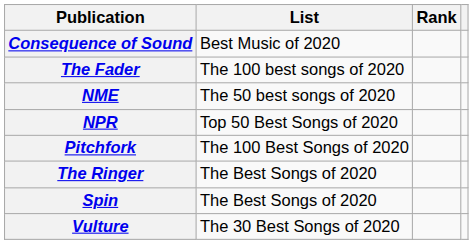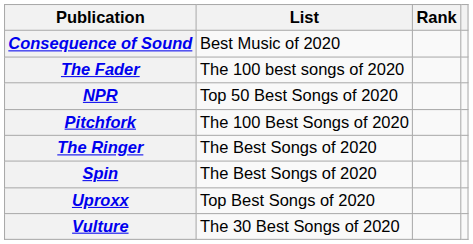- row: (100, 95)
+ row: (100, 200)
